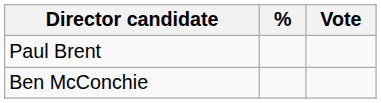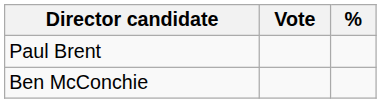columns swapped: (341, 20) <-> (283, 20)
